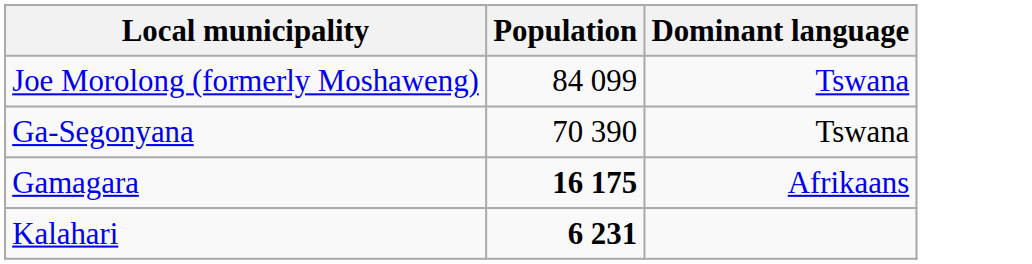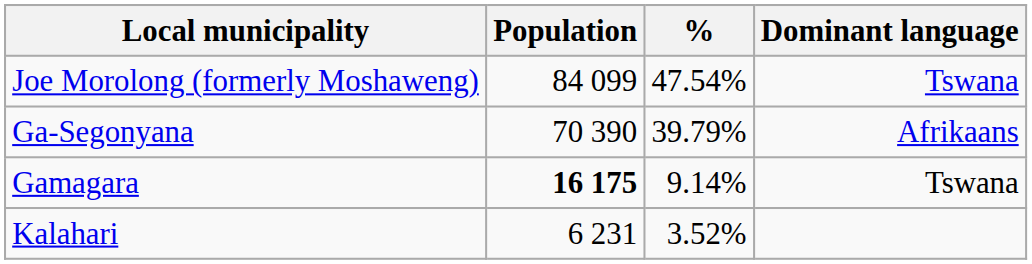+ column: (699, 30)
(862, 131) Tswana -> (958, 131) Afrikaans
(848, 182) Afrikaans -> (972, 182) Tswana
(602, 233) bold -> (602, 233) normal
